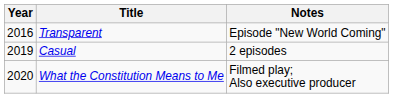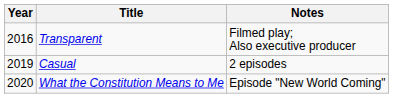(307, 32) Episode "New World Coming" -> (292, 39) Filmed play; Also executive producer
(292, 76) Filmed play; Also executive producer -> (307, 83) Episode "New World Coming"
